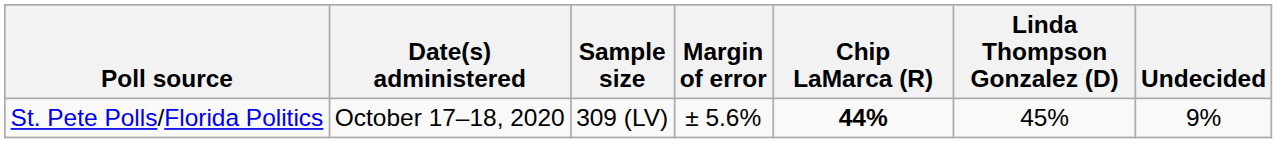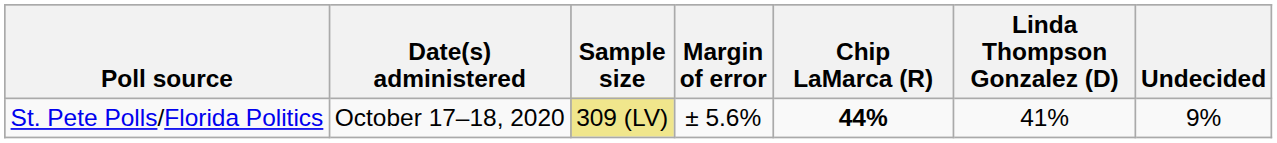(622, 118) no background -> (622, 118) khaki background
(1045, 118) 45% -> (1045, 118) 41%
